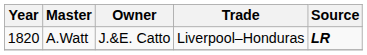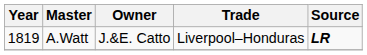(24, 38) 1820 -> (24, 38) 1819
